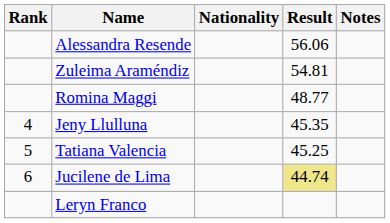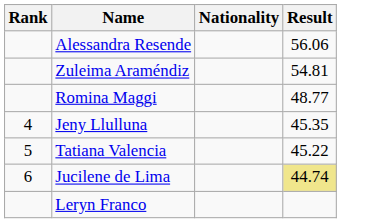- column: (360, 17)
(310, 151) 45.25 -> (310, 151) 45.22
